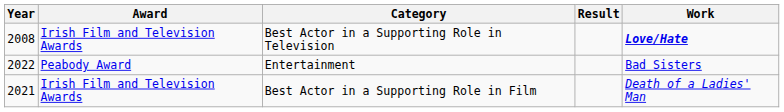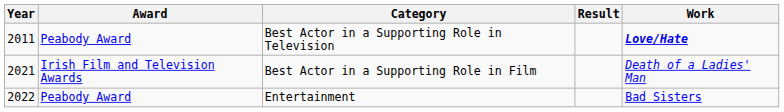(21, 39) 2008 -> (21, 39) 2011
(128, 39) Irish Film and Television Awards -> (86, 39) Peabody Award
rows swapped: (401, 90) <-> (310, 65)
